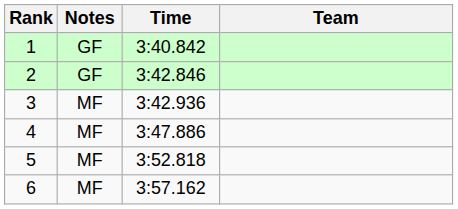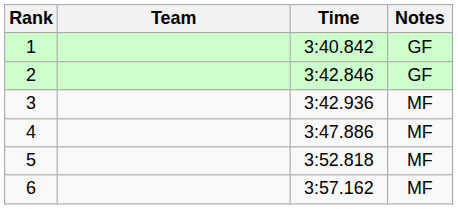columns swapped: (336, 18) <-> (90, 18)
